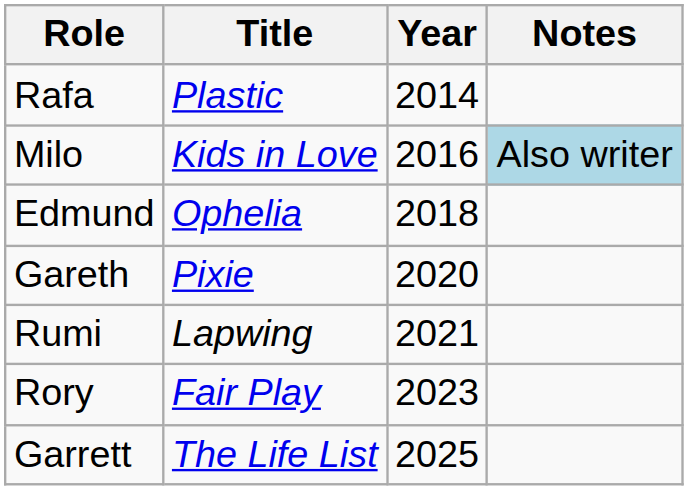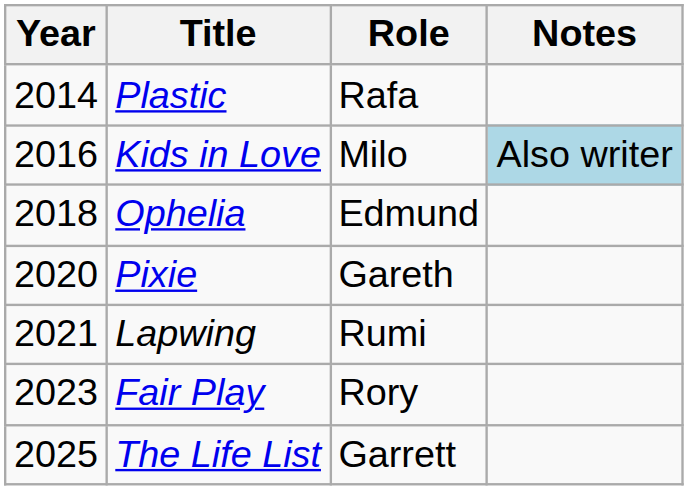columns swapped: (437, 34) <-> (84, 34)
